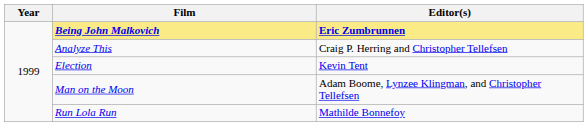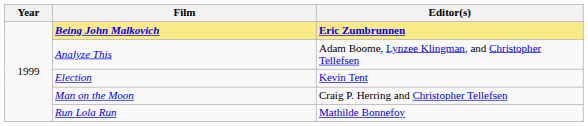(413, 48) Craig P. Herring and Christopher Tellefsen -> (430, 54) Adam Boome, Lynzee Klingman, and Christopher Tellefsen
(430, 89) Adam Boome, Lynzee Klingman, and Christopher Tellefsen -> (413, 95) Craig P. Herring and Christopher Tellefsen
